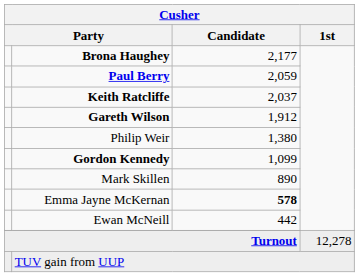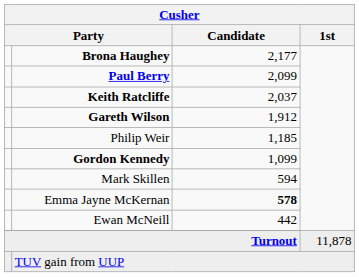(282, 76) 2,059 -> (282, 76) 2,099
(282, 138) 1,380 -> (282, 138) 1,185
(287, 179) 890 -> (287, 179) 594
(334, 240) 12,278 -> (334, 240) 11,878
